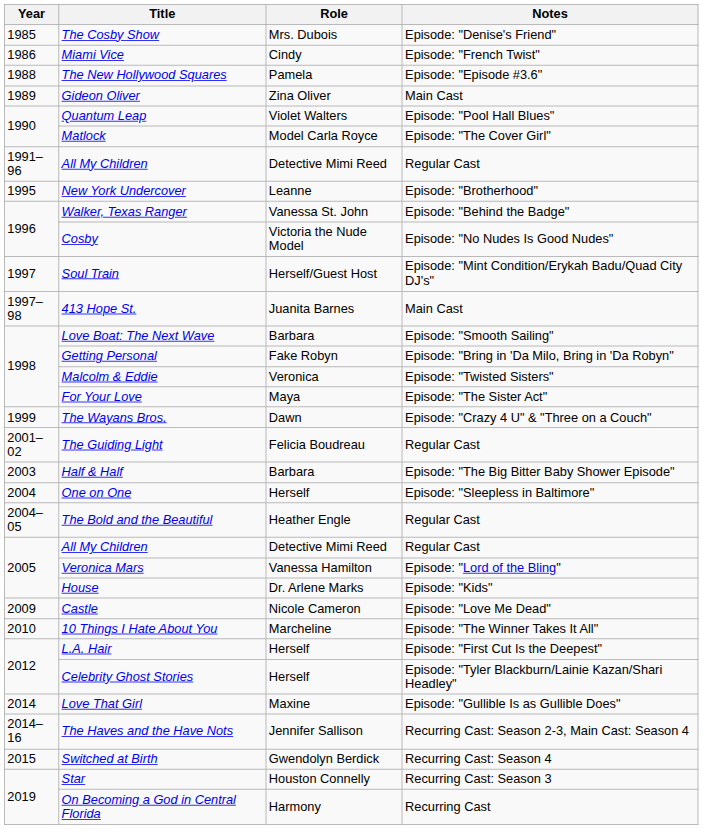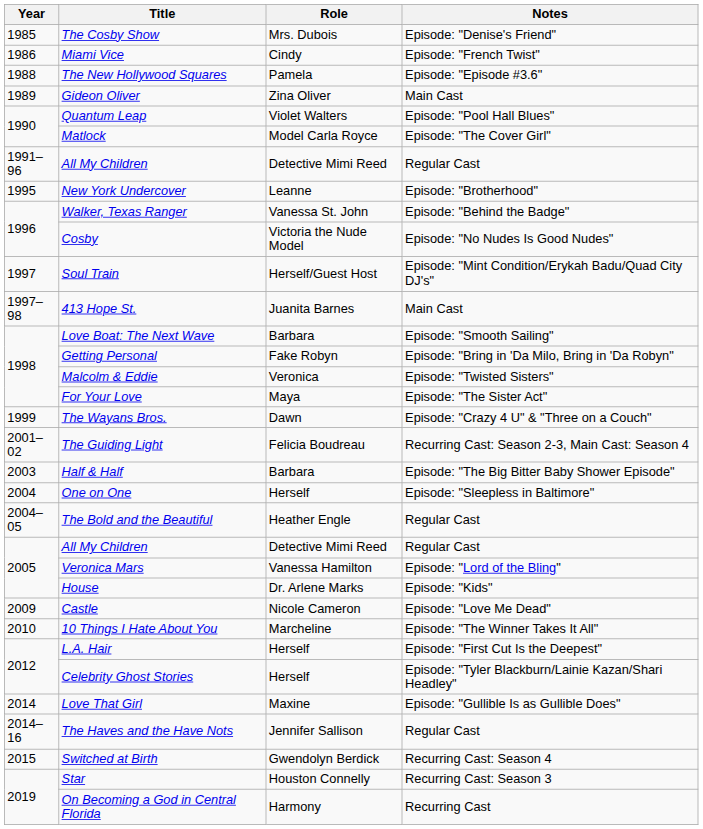(442, 444) Regular Cast -> (547, 444) Recurring Cast: Season 2-3, Main Cast: Season 4
(547, 731) Recurring Cast: Season 2-3, Main Cast: Season 4 -> (442, 731) Regular Cast
